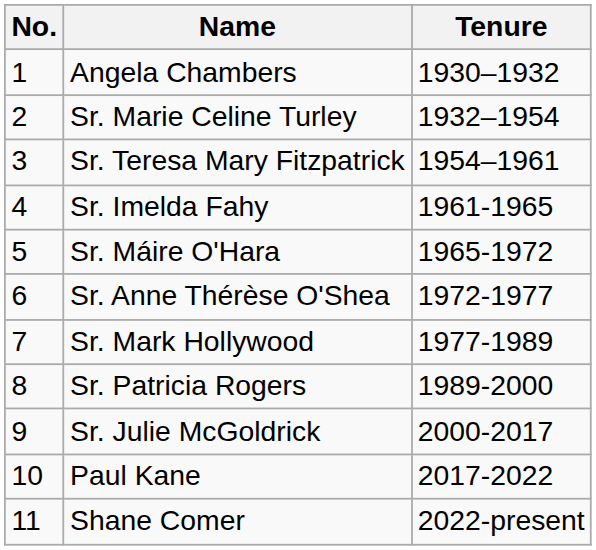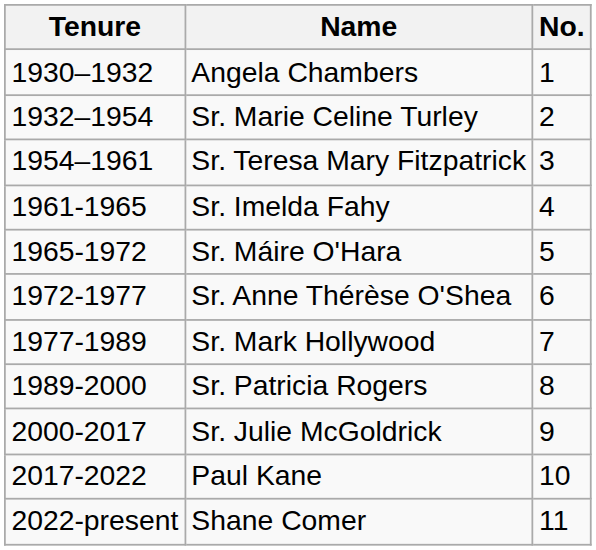columns swapped: (34, 26) <-> (501, 26)
